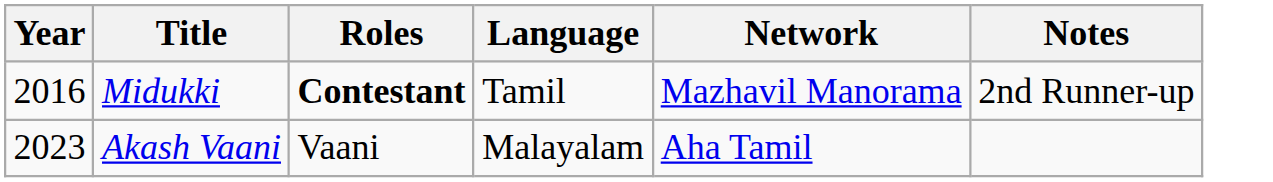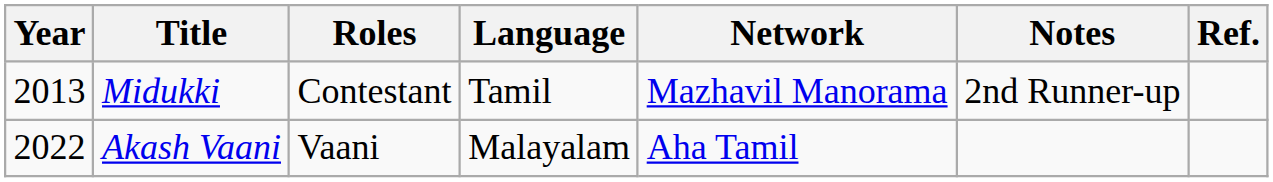+ column: (1229, 33)
(49, 90) 2016 -> (49, 90) 2013
(382, 90) bold -> (375, 90) normal
(49, 147) 2023 -> (49, 147) 2022
